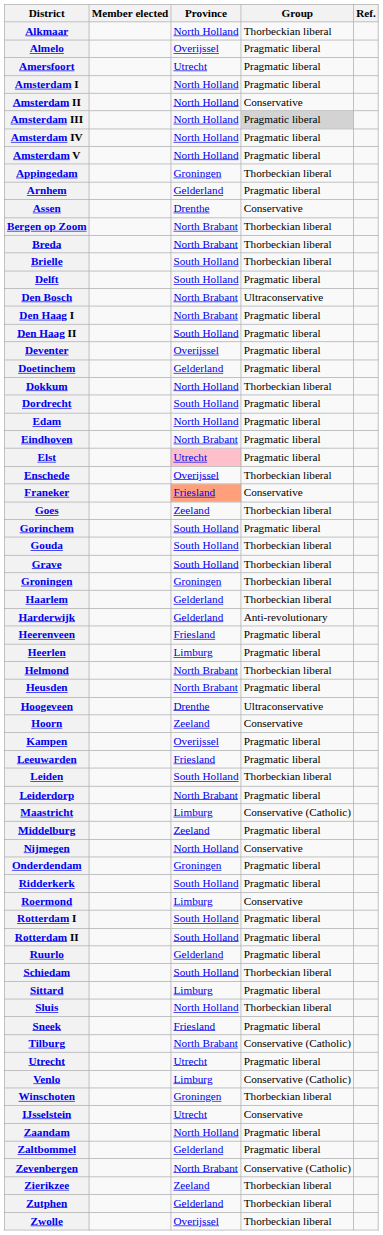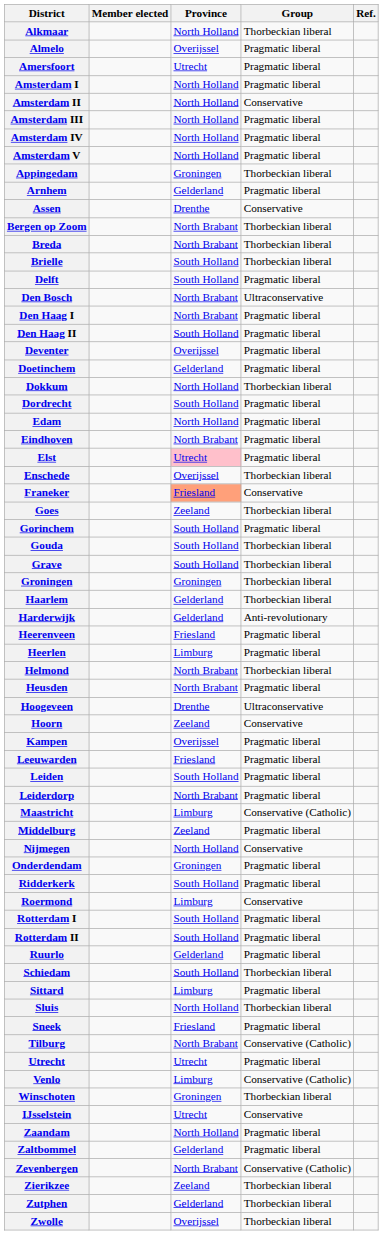(282, 119) lightgrey background -> (282, 119) no background
(288, 777) Thorbeckian liberal -> (282, 777) Pragmatic liberal
